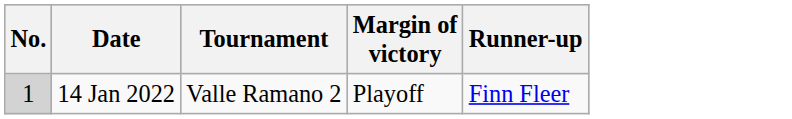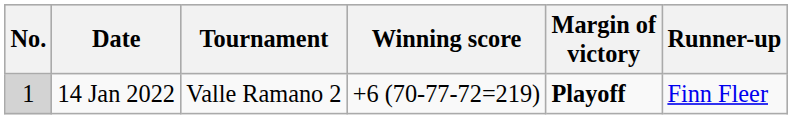+ column: (446, 39)
(388, 93) normal -> (589, 93) bold
